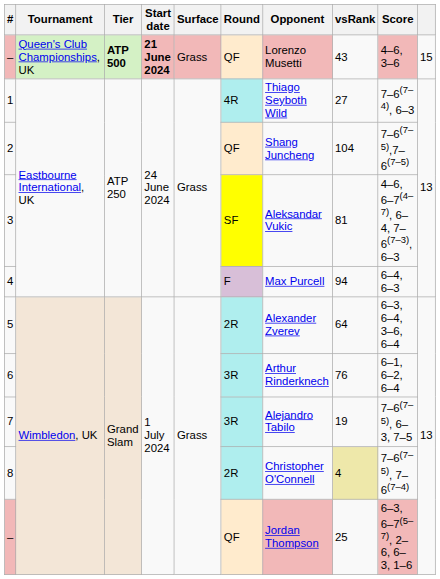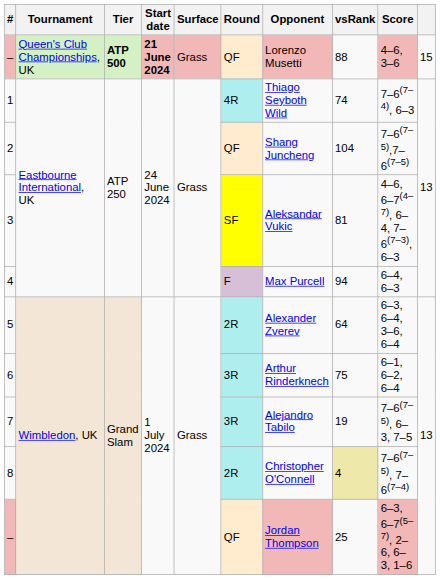(341, 57) 43 -> (341, 57) 88
(341, 100) 27 -> (341, 100) 74
(341, 375) 76 -> (341, 375) 75
